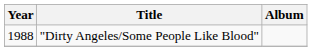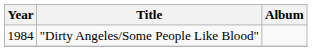(21, 35) 1988 -> (21, 35) 1984
